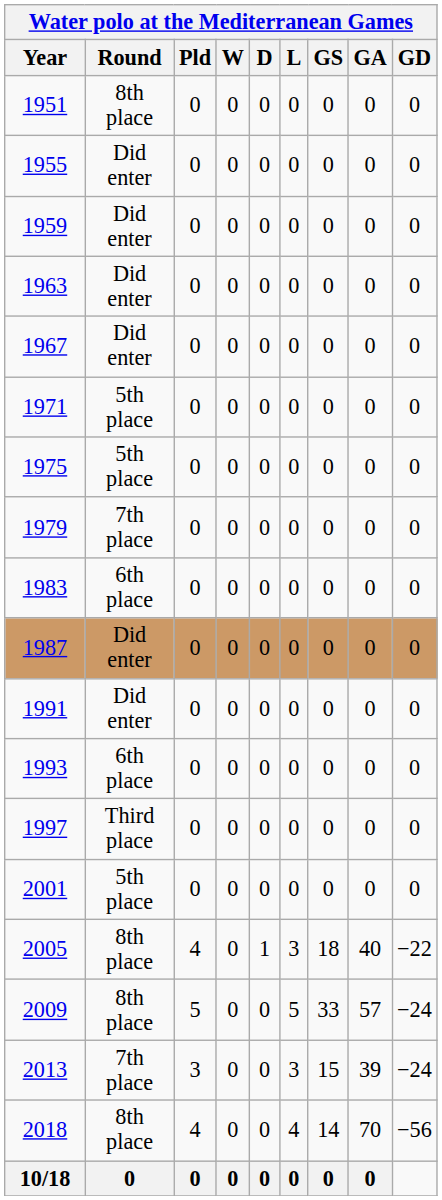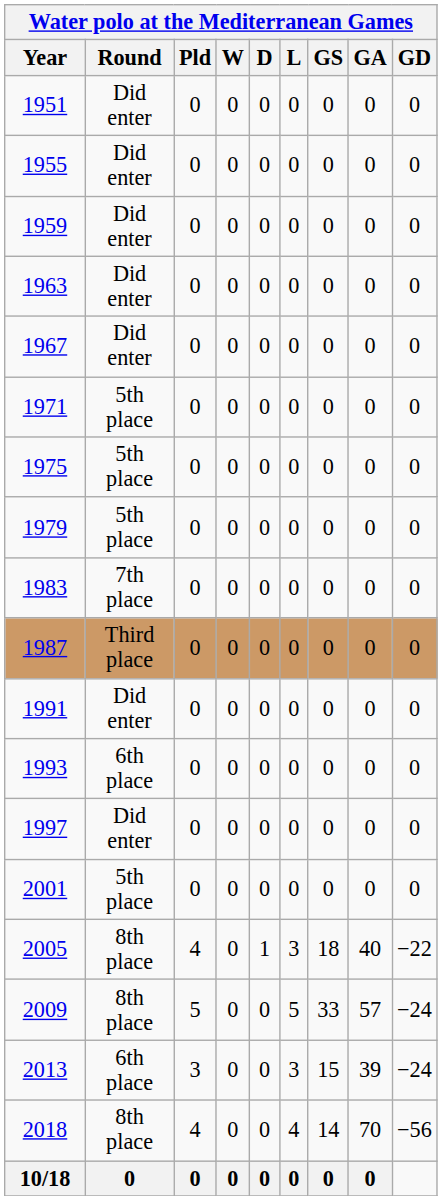(130, 105) 8th place -> (130, 105) Did enter
(130, 527) 7th place -> (130, 527) 5th place
(130, 587) 6th place -> (130, 587) 7th place
(130, 647) Did enter -> (130, 647) Third place
(130, 828) Third place -> (130, 828) Did enter
(130, 1069) 7th place -> (130, 1069) 6th place
